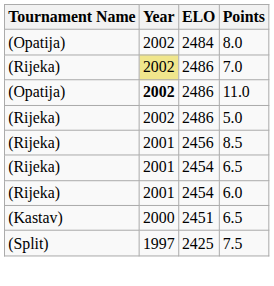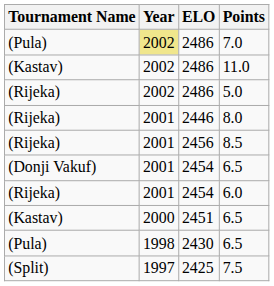- row: (198, 42)
(34, 67) (Rijeka) -> (28, 42) (Pula)
(37, 92) (Opatija) -> (35, 67) (Kastav)
(159, 92) bold -> (159, 67) normal
+ row: (198, 117)
(34, 167) (Rijeka) -> (52, 167) (Donji Vakuf)
+ row: (198, 243)
